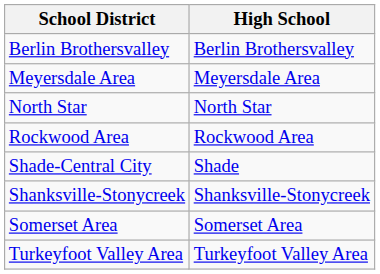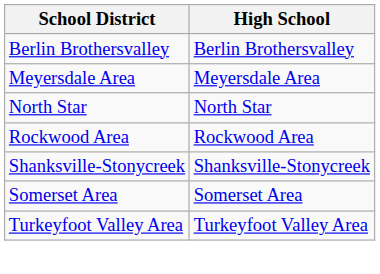- row: (80, 166)
